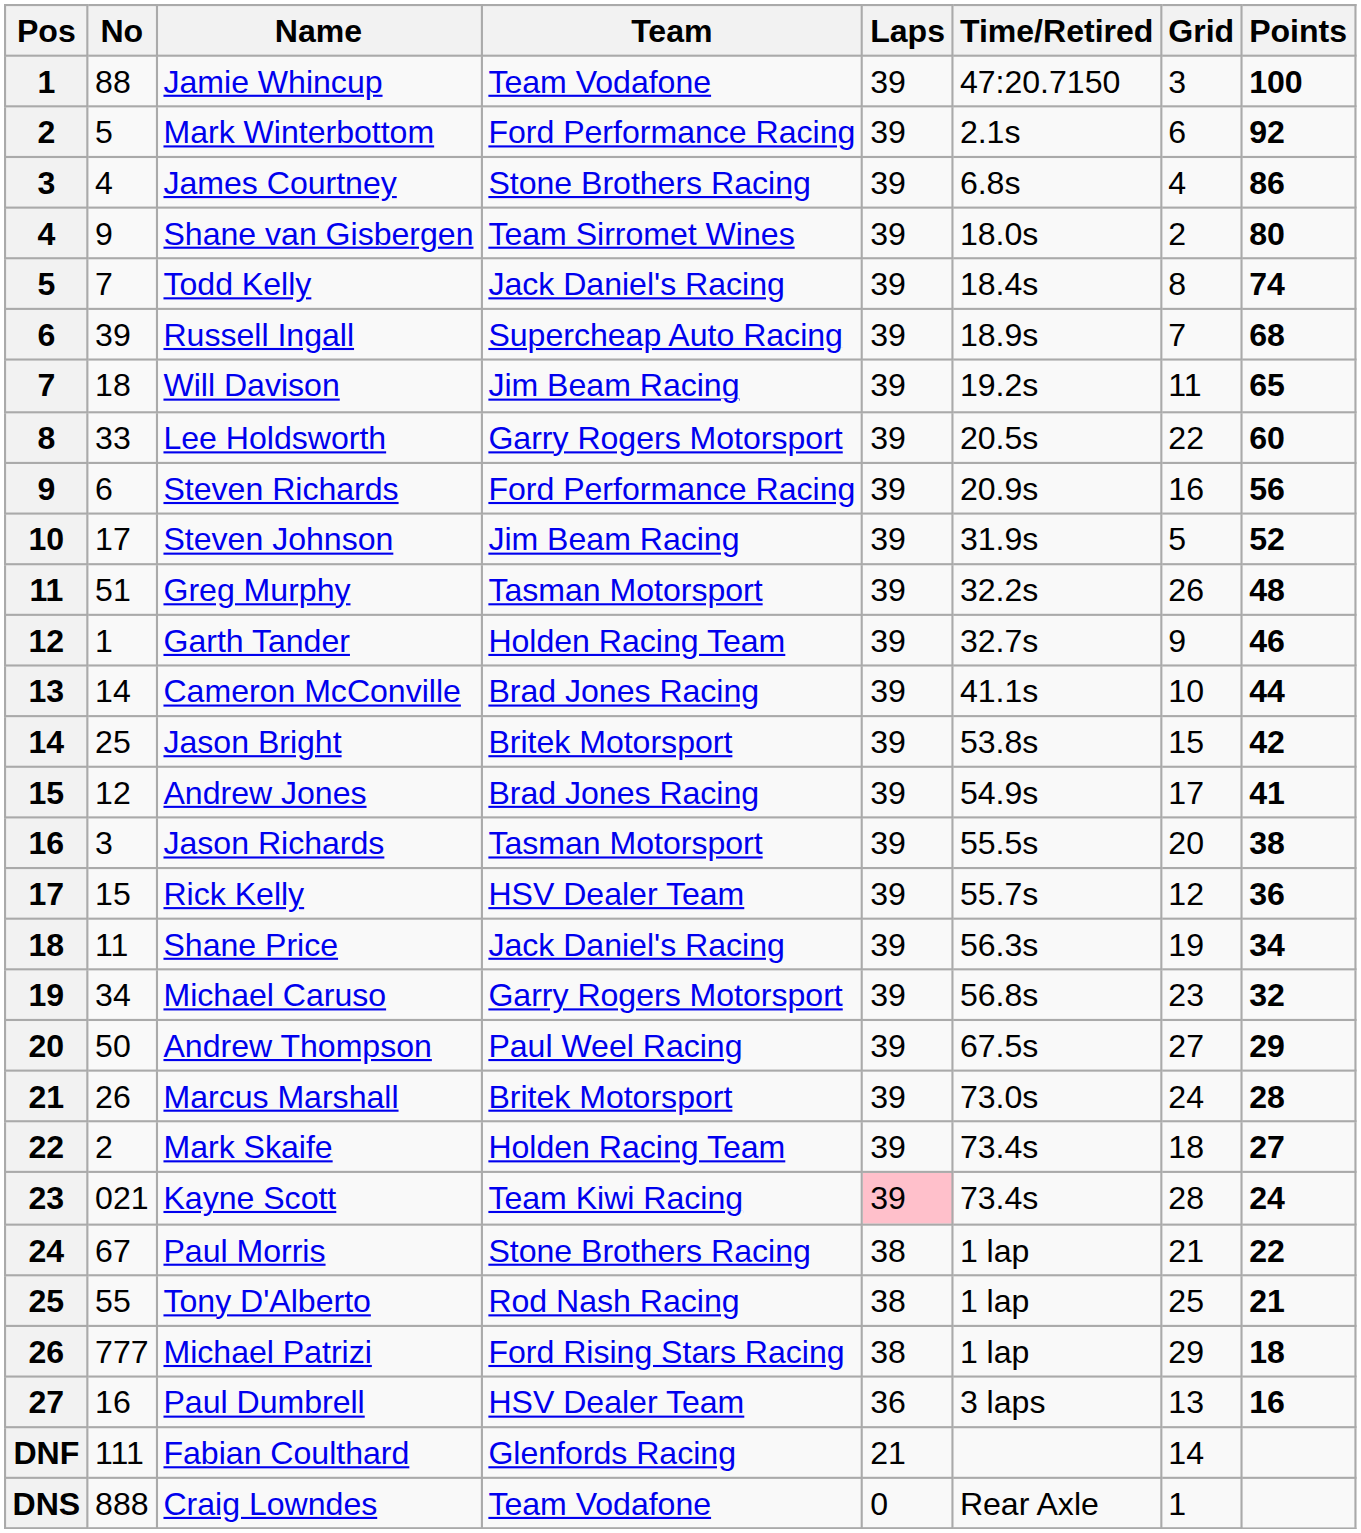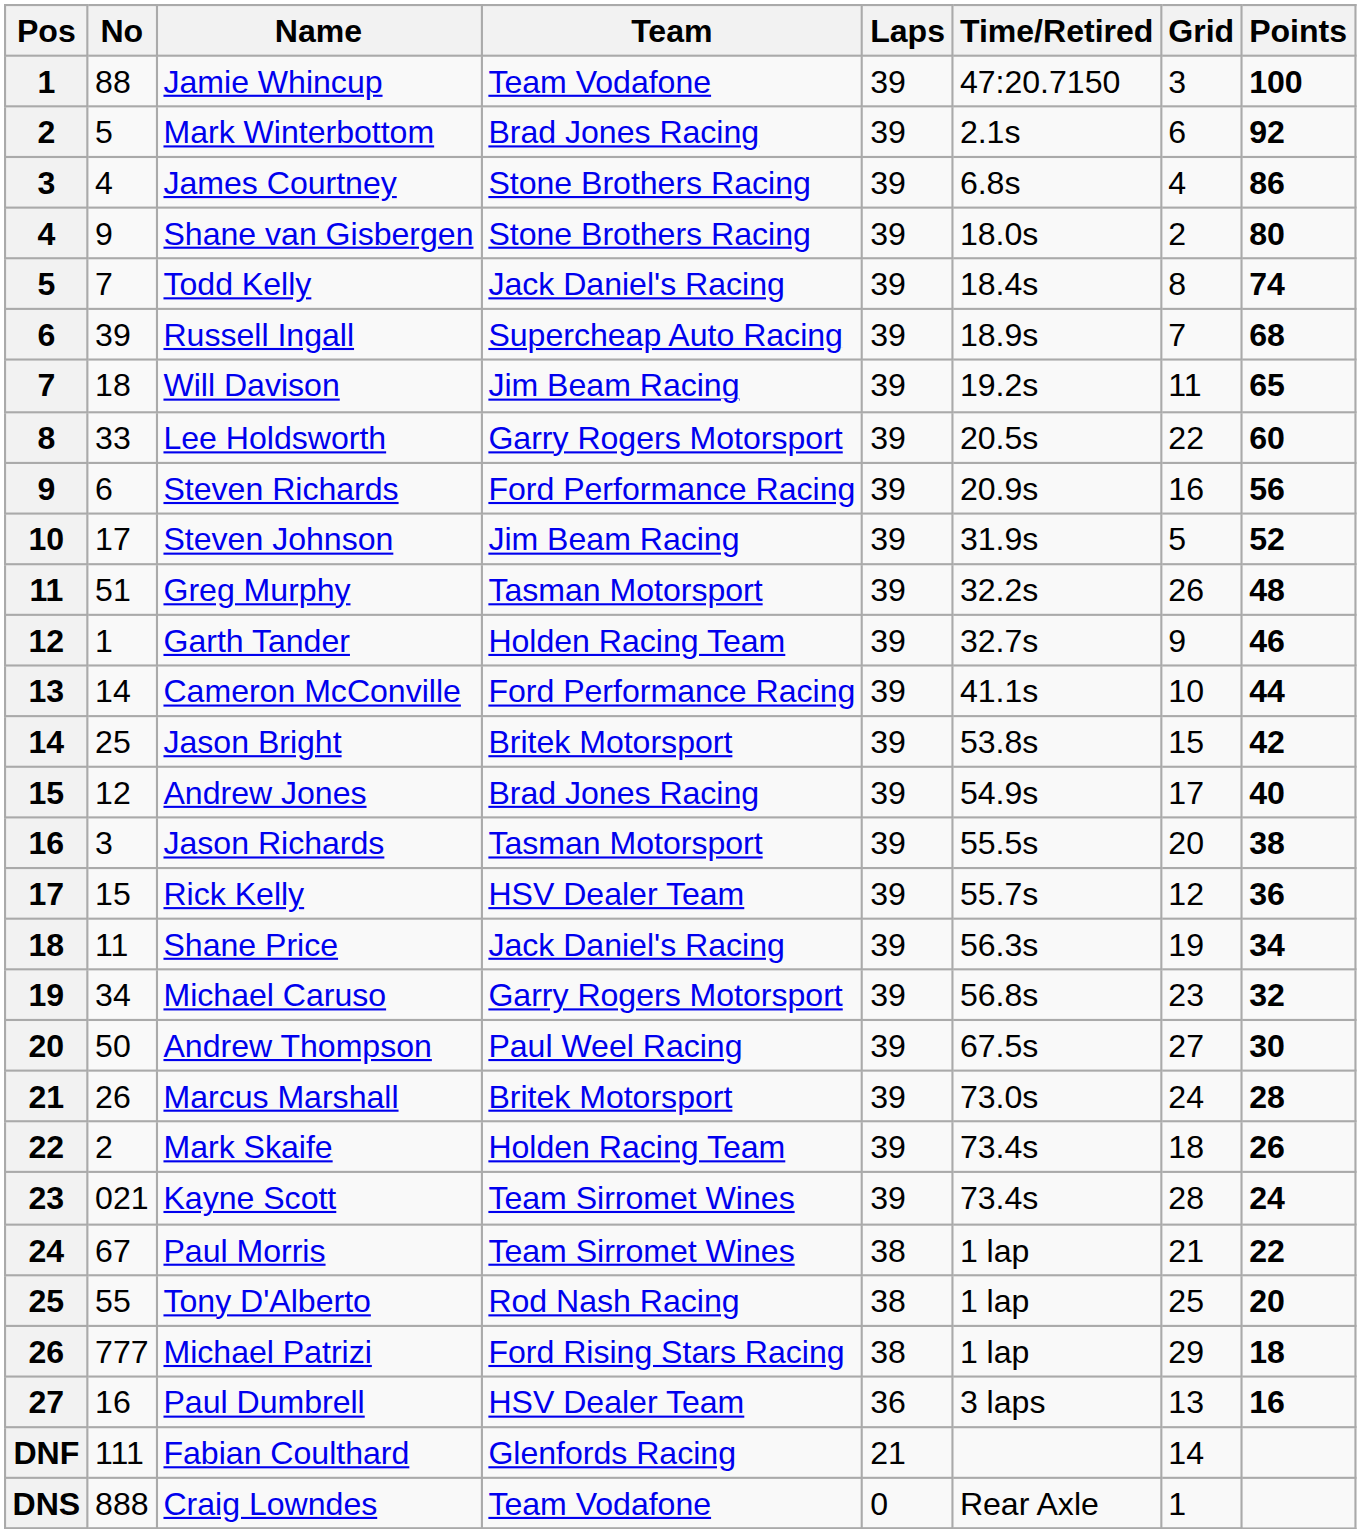(672, 132) Ford Performance Racing -> (624, 132) Brad Jones Racing
(642, 234) Team Sirromet Wines -> (650, 234) Stone Brothers Racing
(624, 691) Brad Jones Racing -> (672, 691) Ford Performance Racing
(1267, 792) 41 -> (1267, 792) 40
(1267, 1046) 29 -> (1267, 1046) 30
(1267, 1148) 27 -> (1267, 1148) 26
(616, 1198) Team Kiwi Racing -> (642, 1198) Team Sirromet Wines
(888, 1198) pink background -> (888, 1198) no background
(650, 1249) Stone Brothers Racing -> (642, 1249) Team Sirromet Wines
(1267, 1300) 21 -> (1267, 1300) 20
